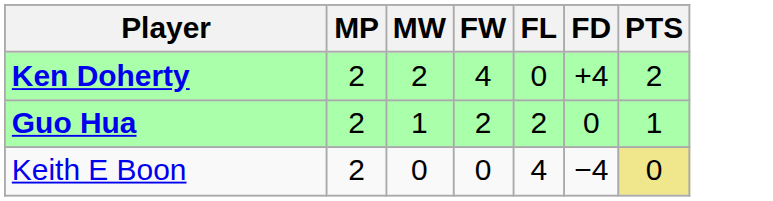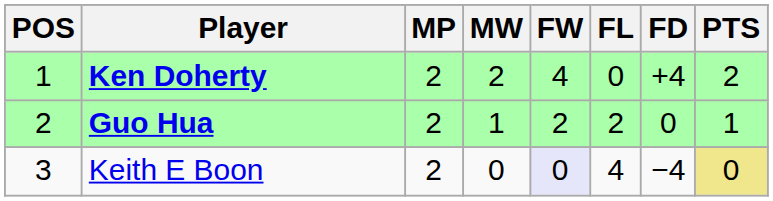+ column: (43, 28)
(483, 170) no background -> (560, 170) lavender background
